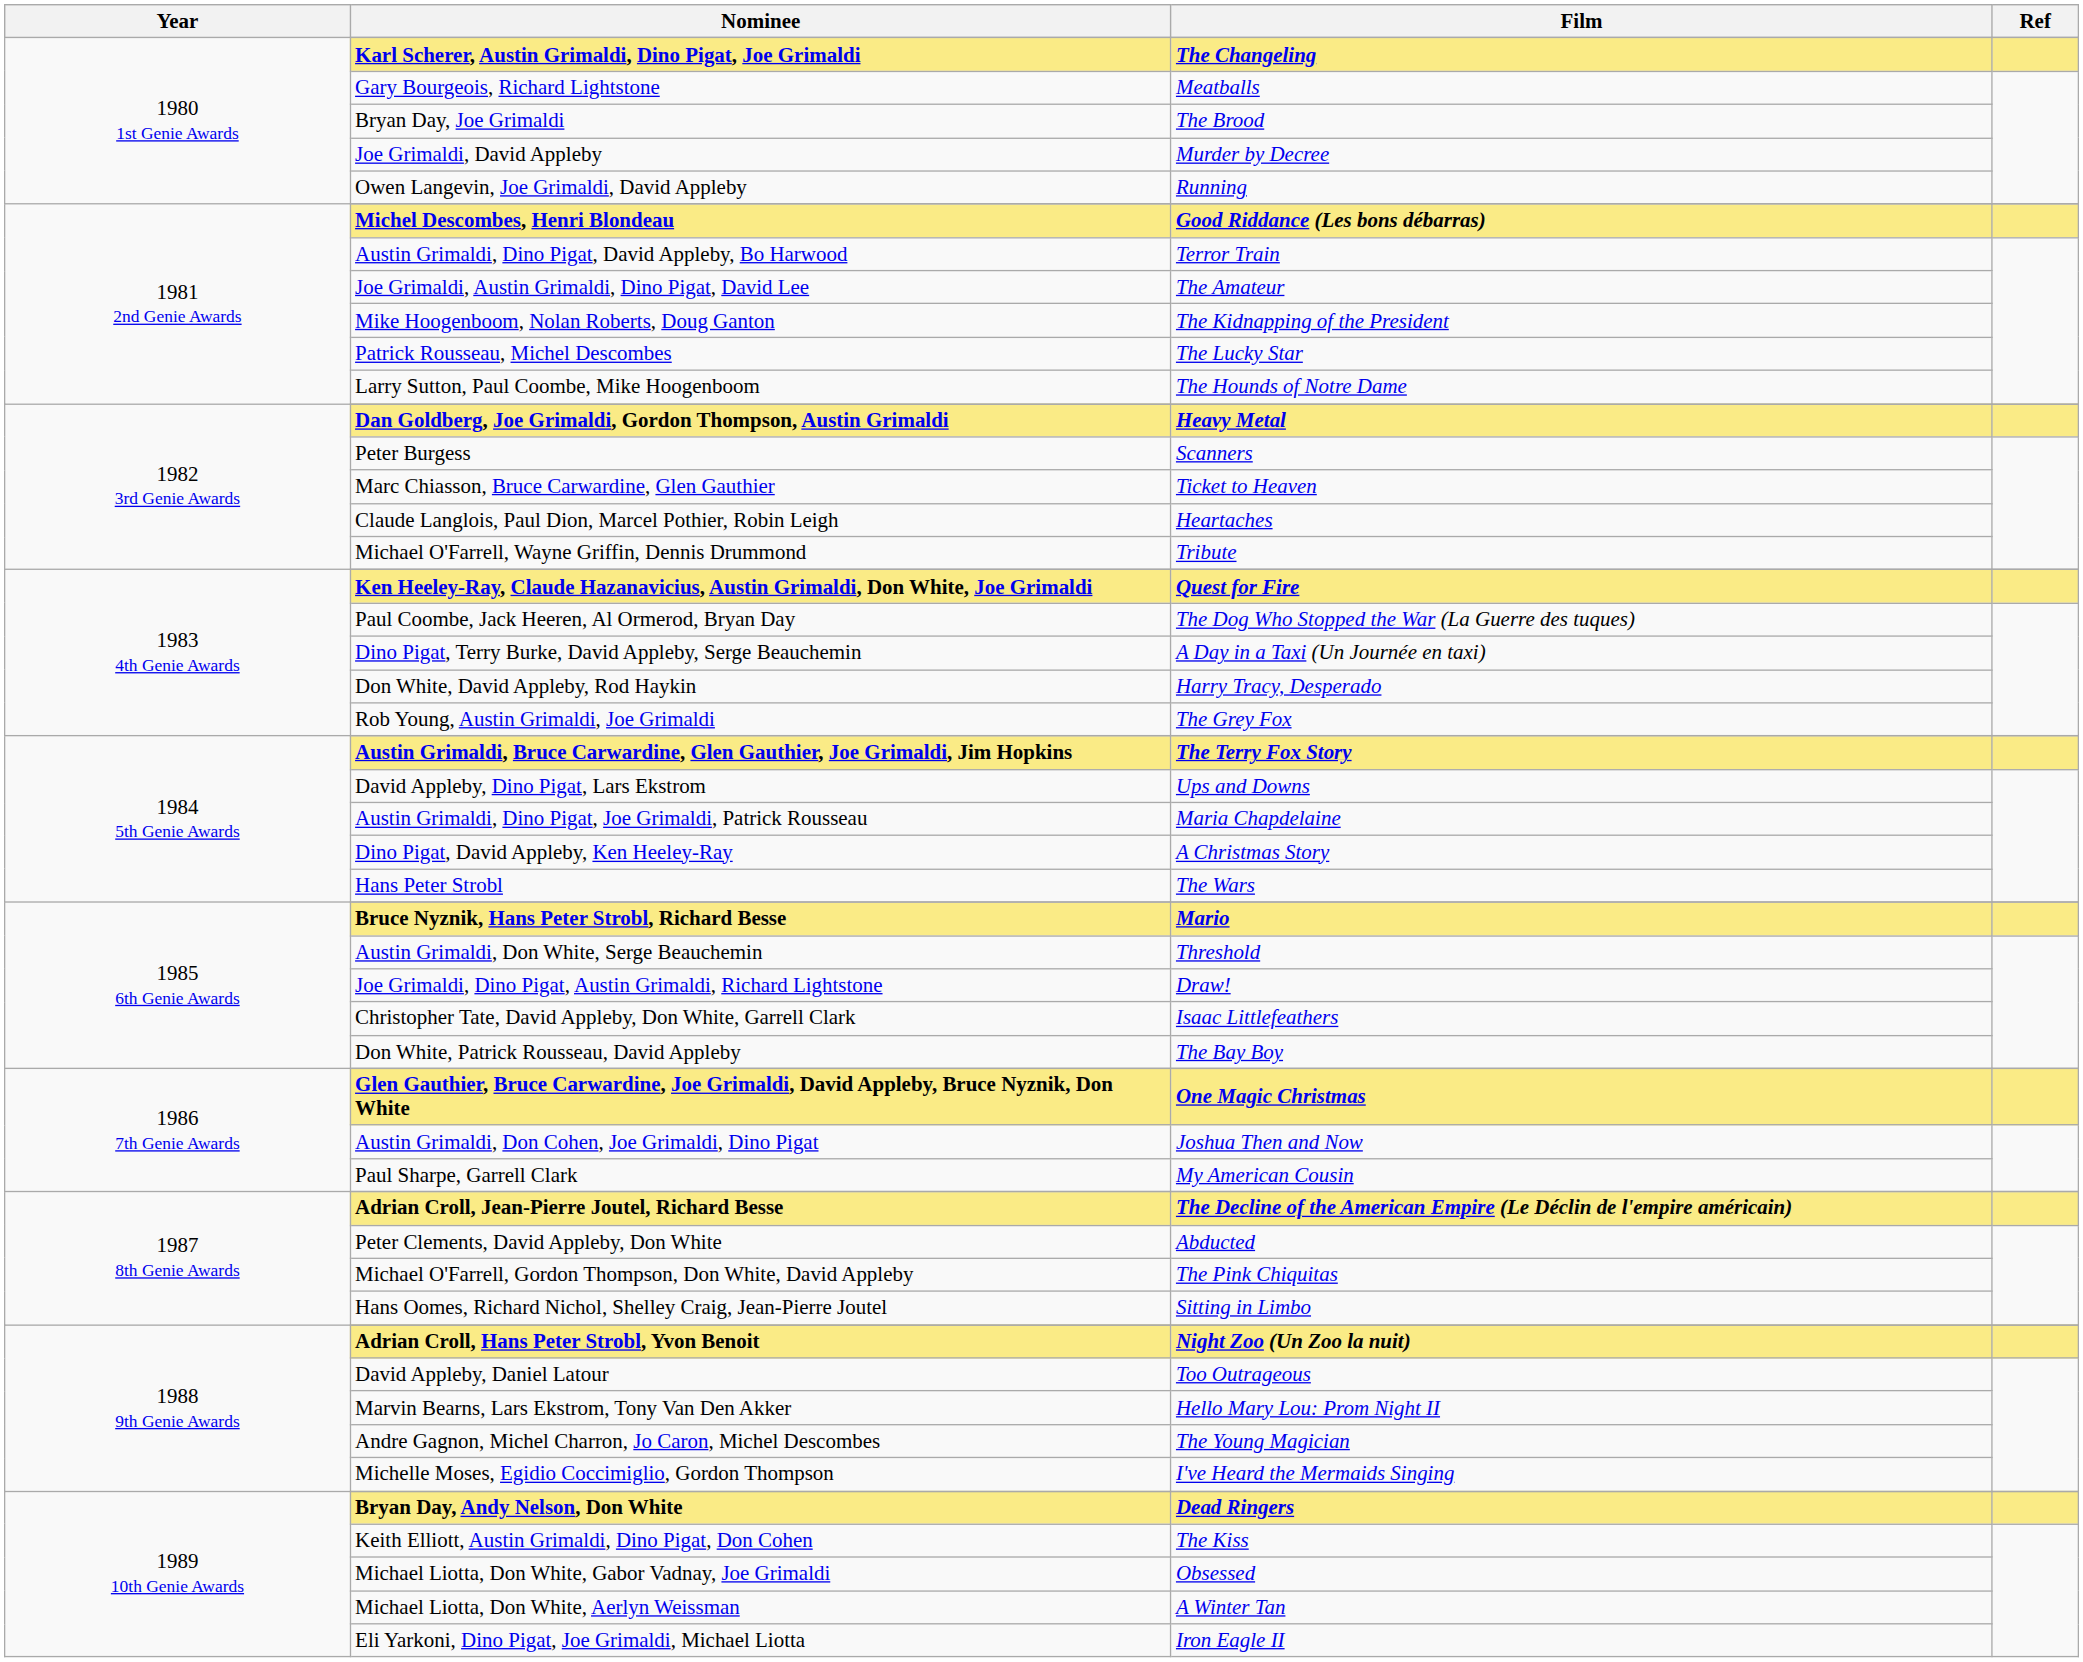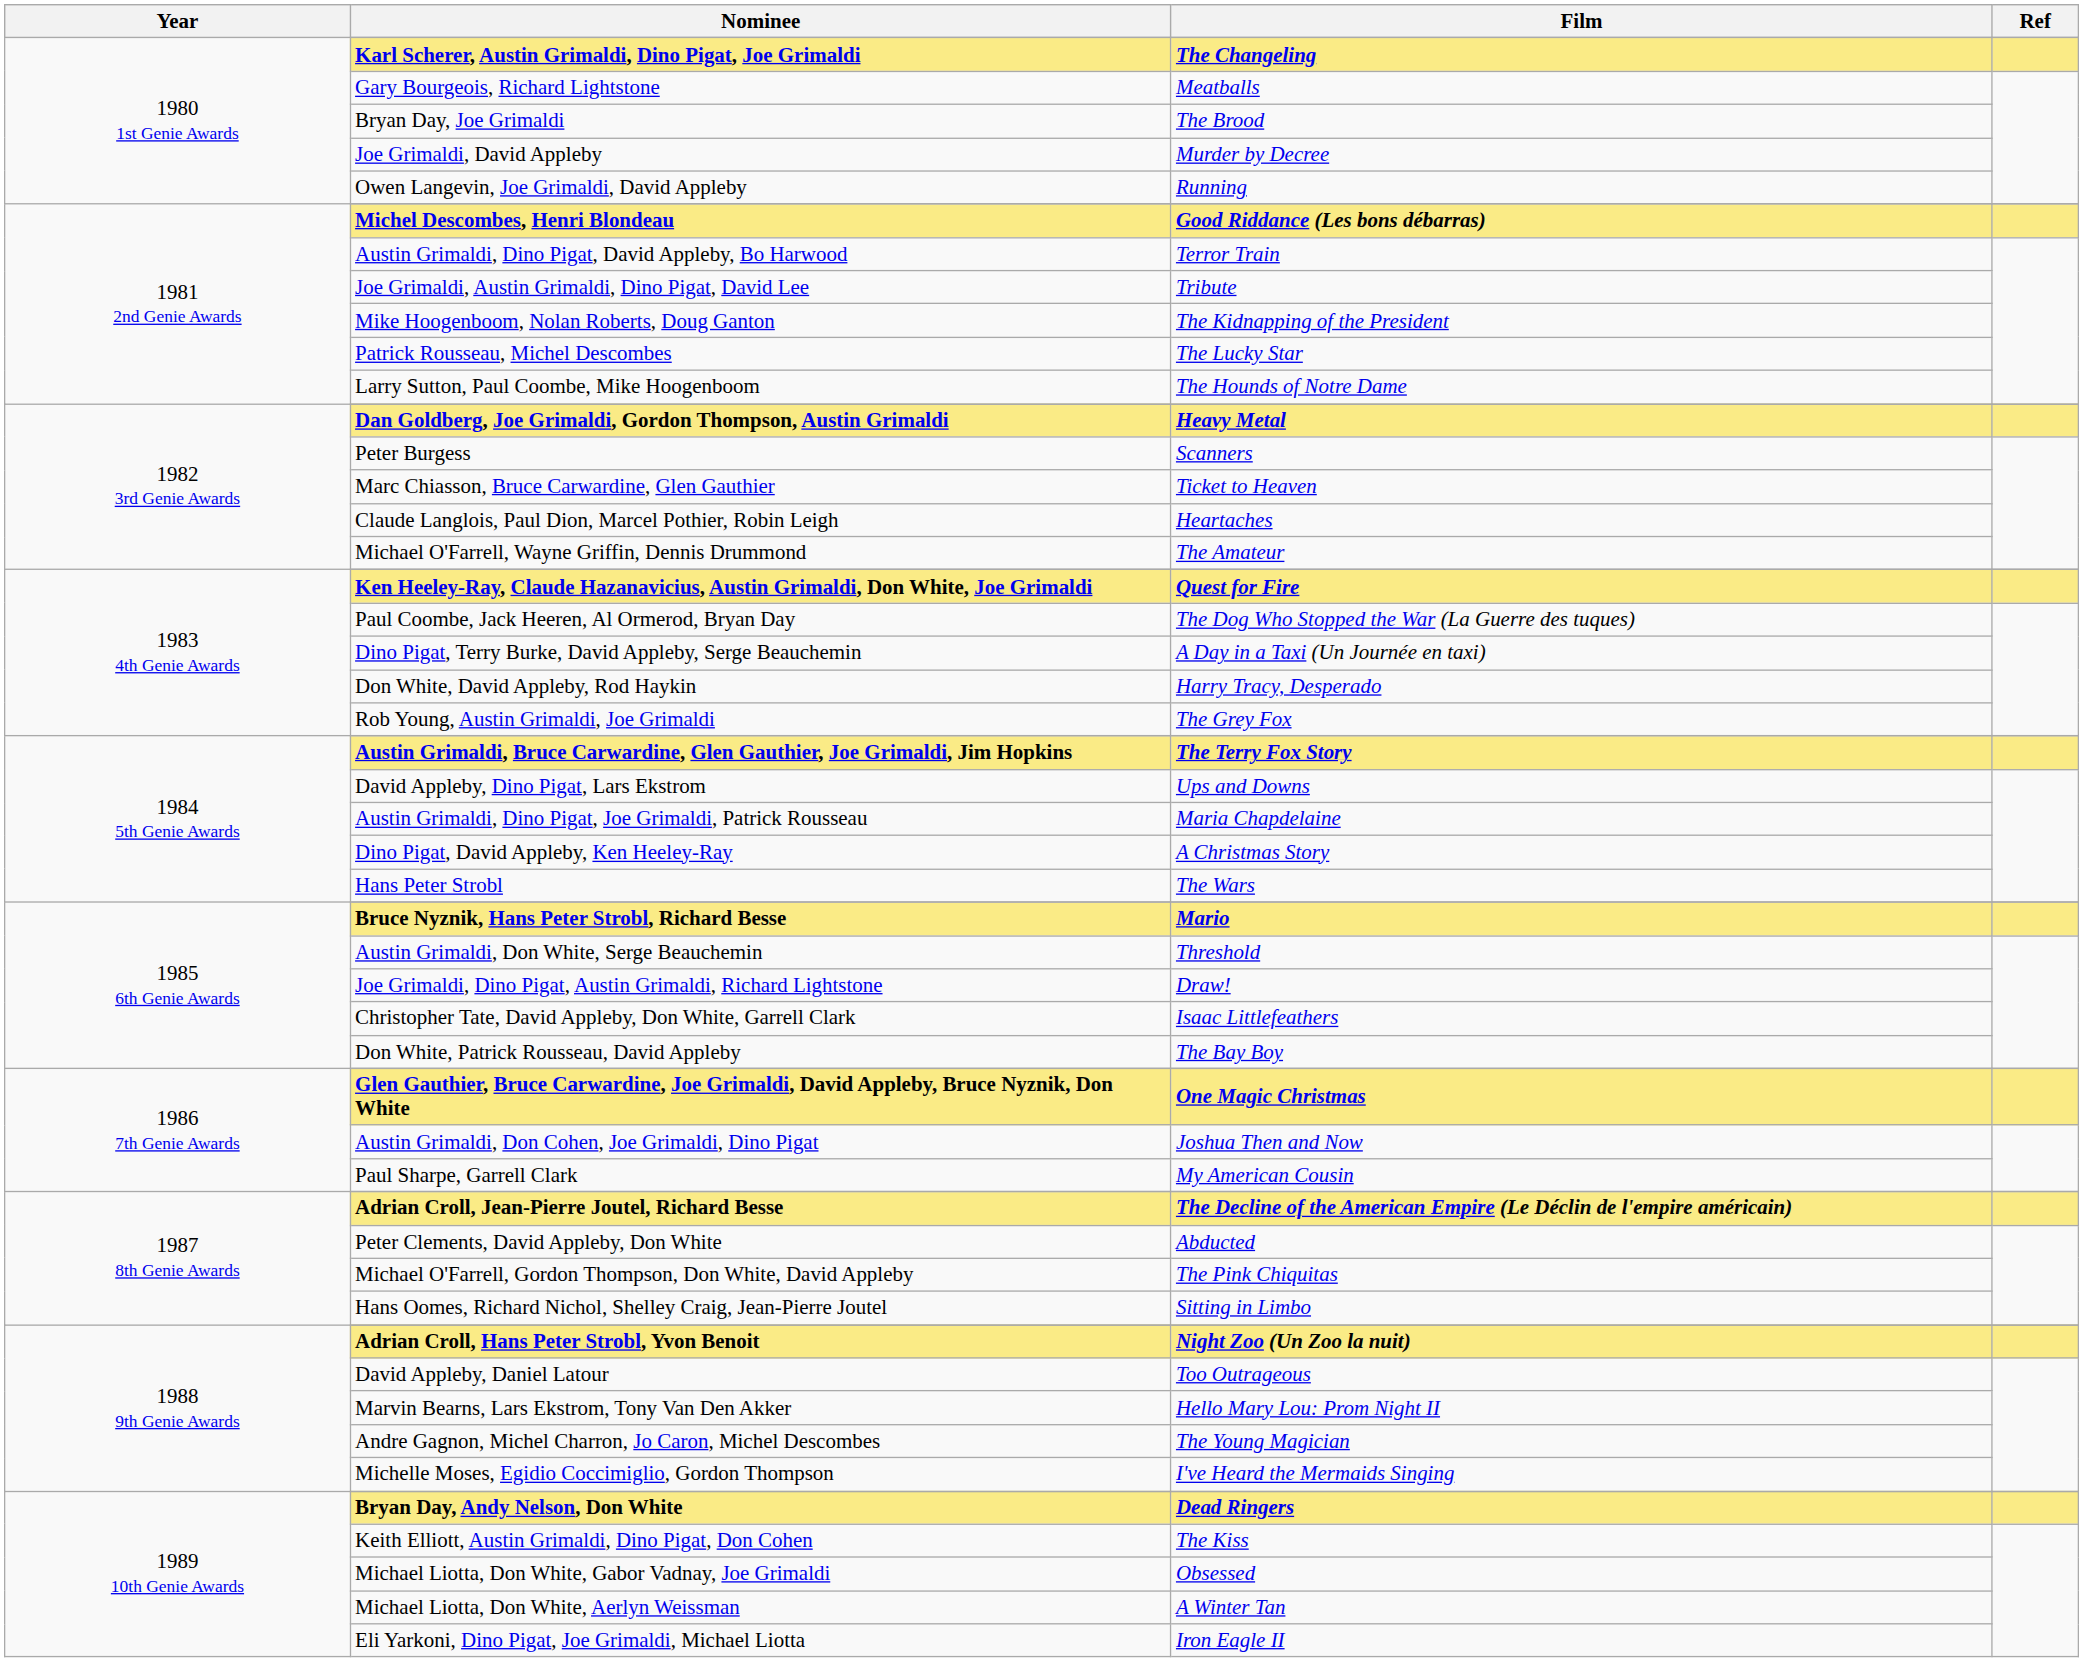(1230, 287) The Amateur -> (1206, 287) Tribute
(1206, 552) Tribute -> (1230, 552) The Amateur
